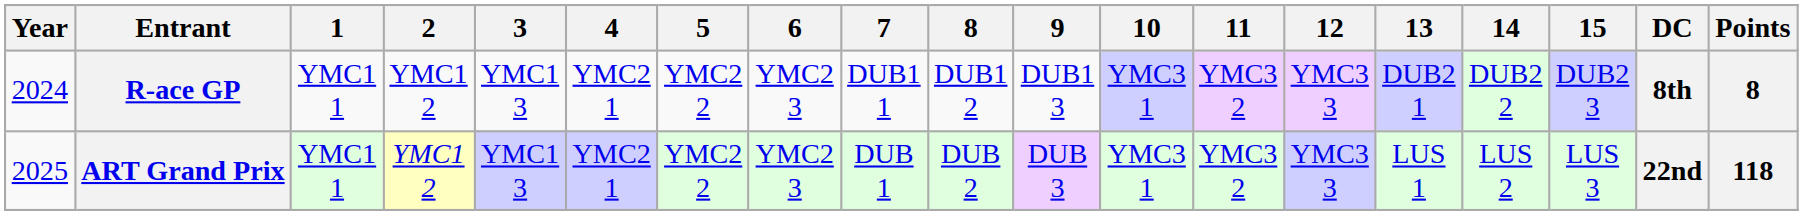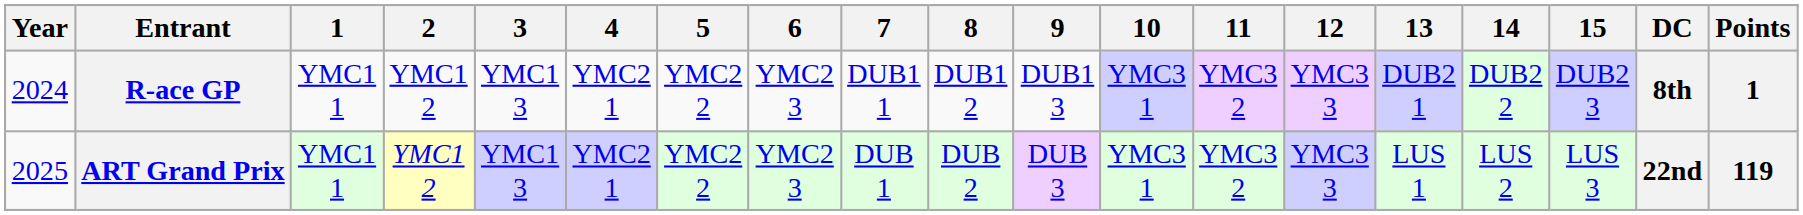(1753, 90) 8 -> (1753, 90) 1
(1753, 169) 118 -> (1753, 169) 119
